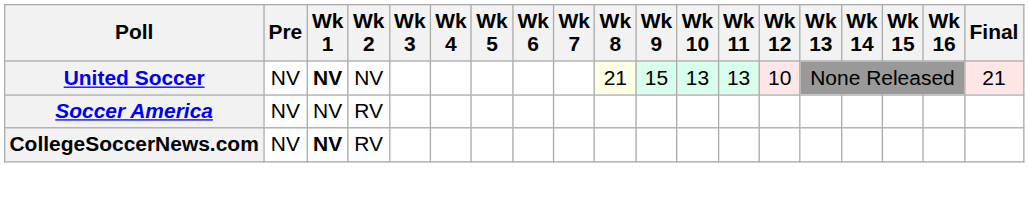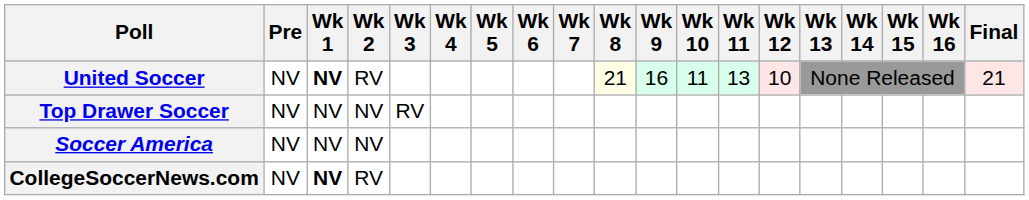(369, 77) NV -> (369, 77) RV
(656, 77) 15 -> (656, 77) 16
(698, 77) 13 -> (698, 77) 11
+ row: (134, 111)
(369, 111) RV -> (369, 144) NV
